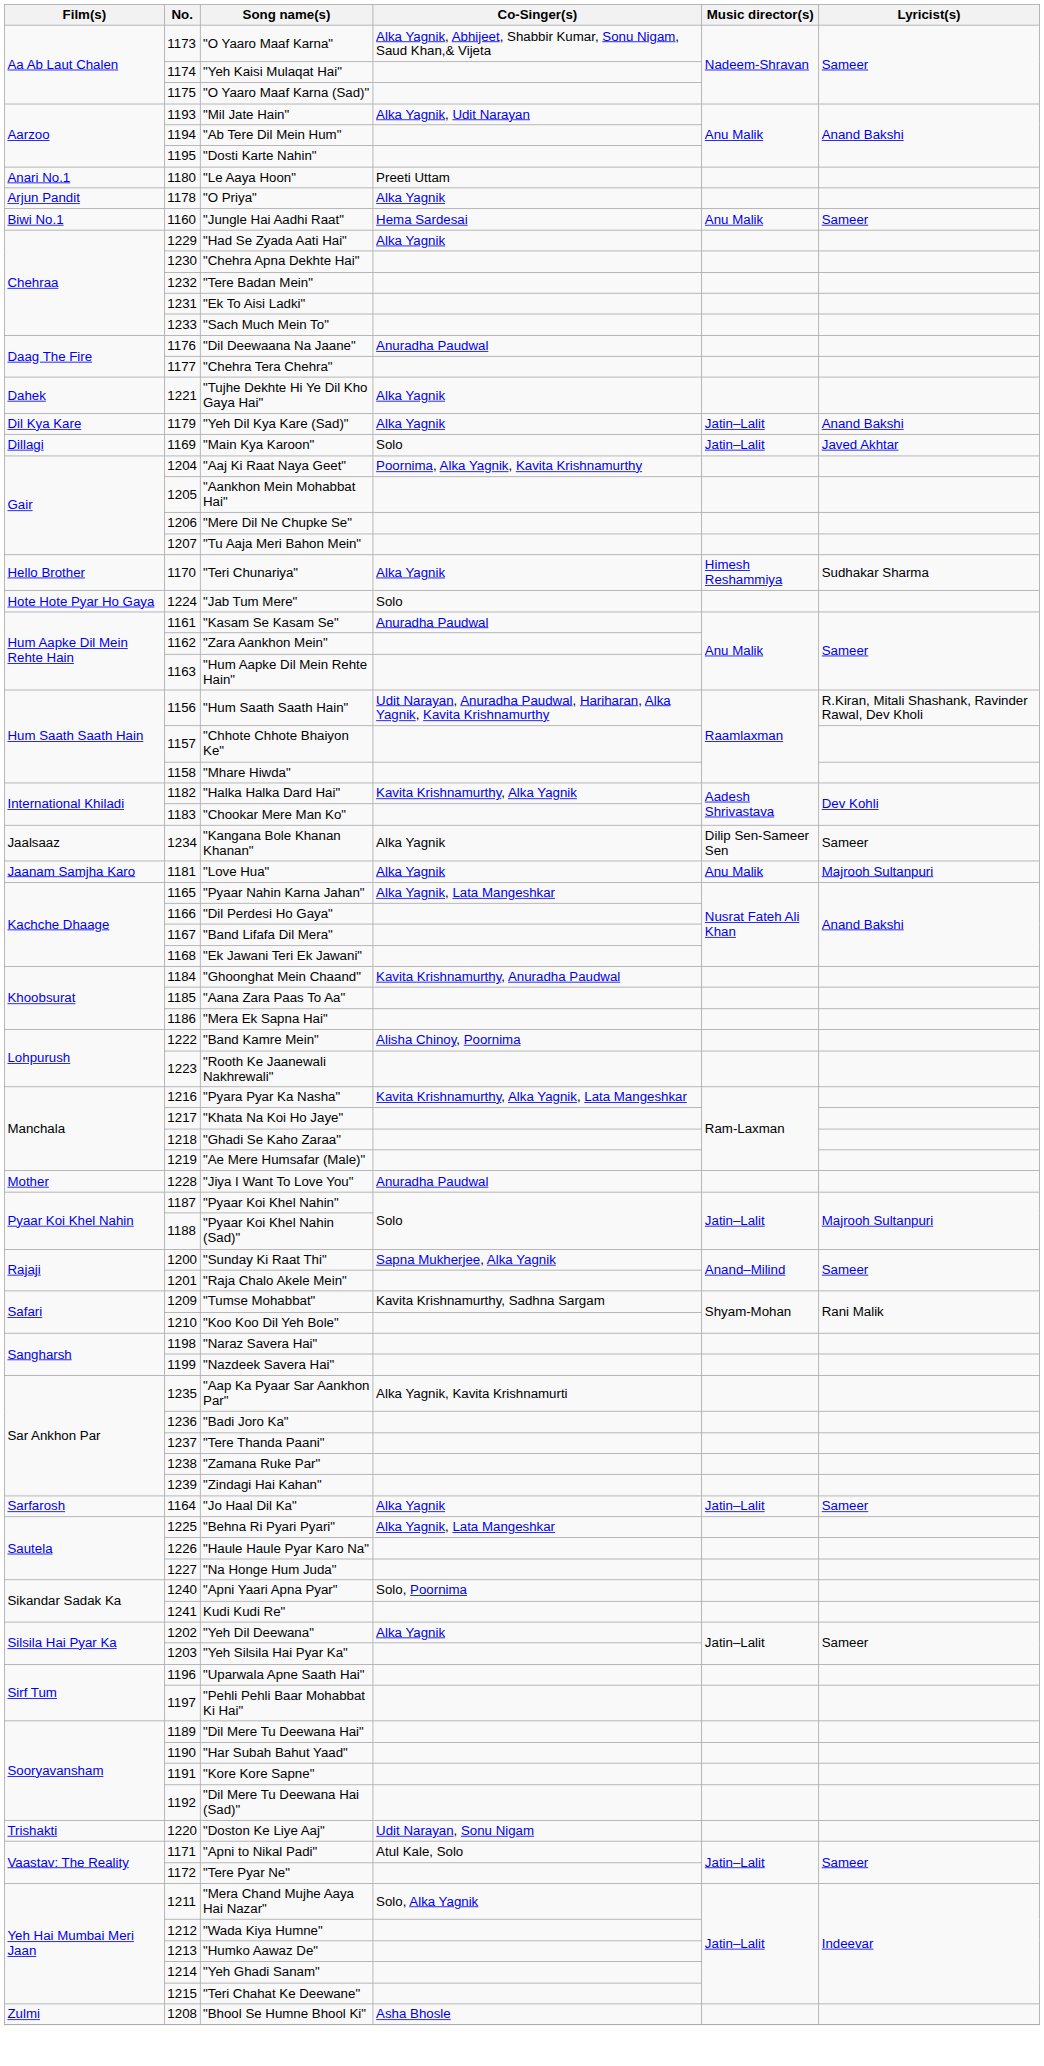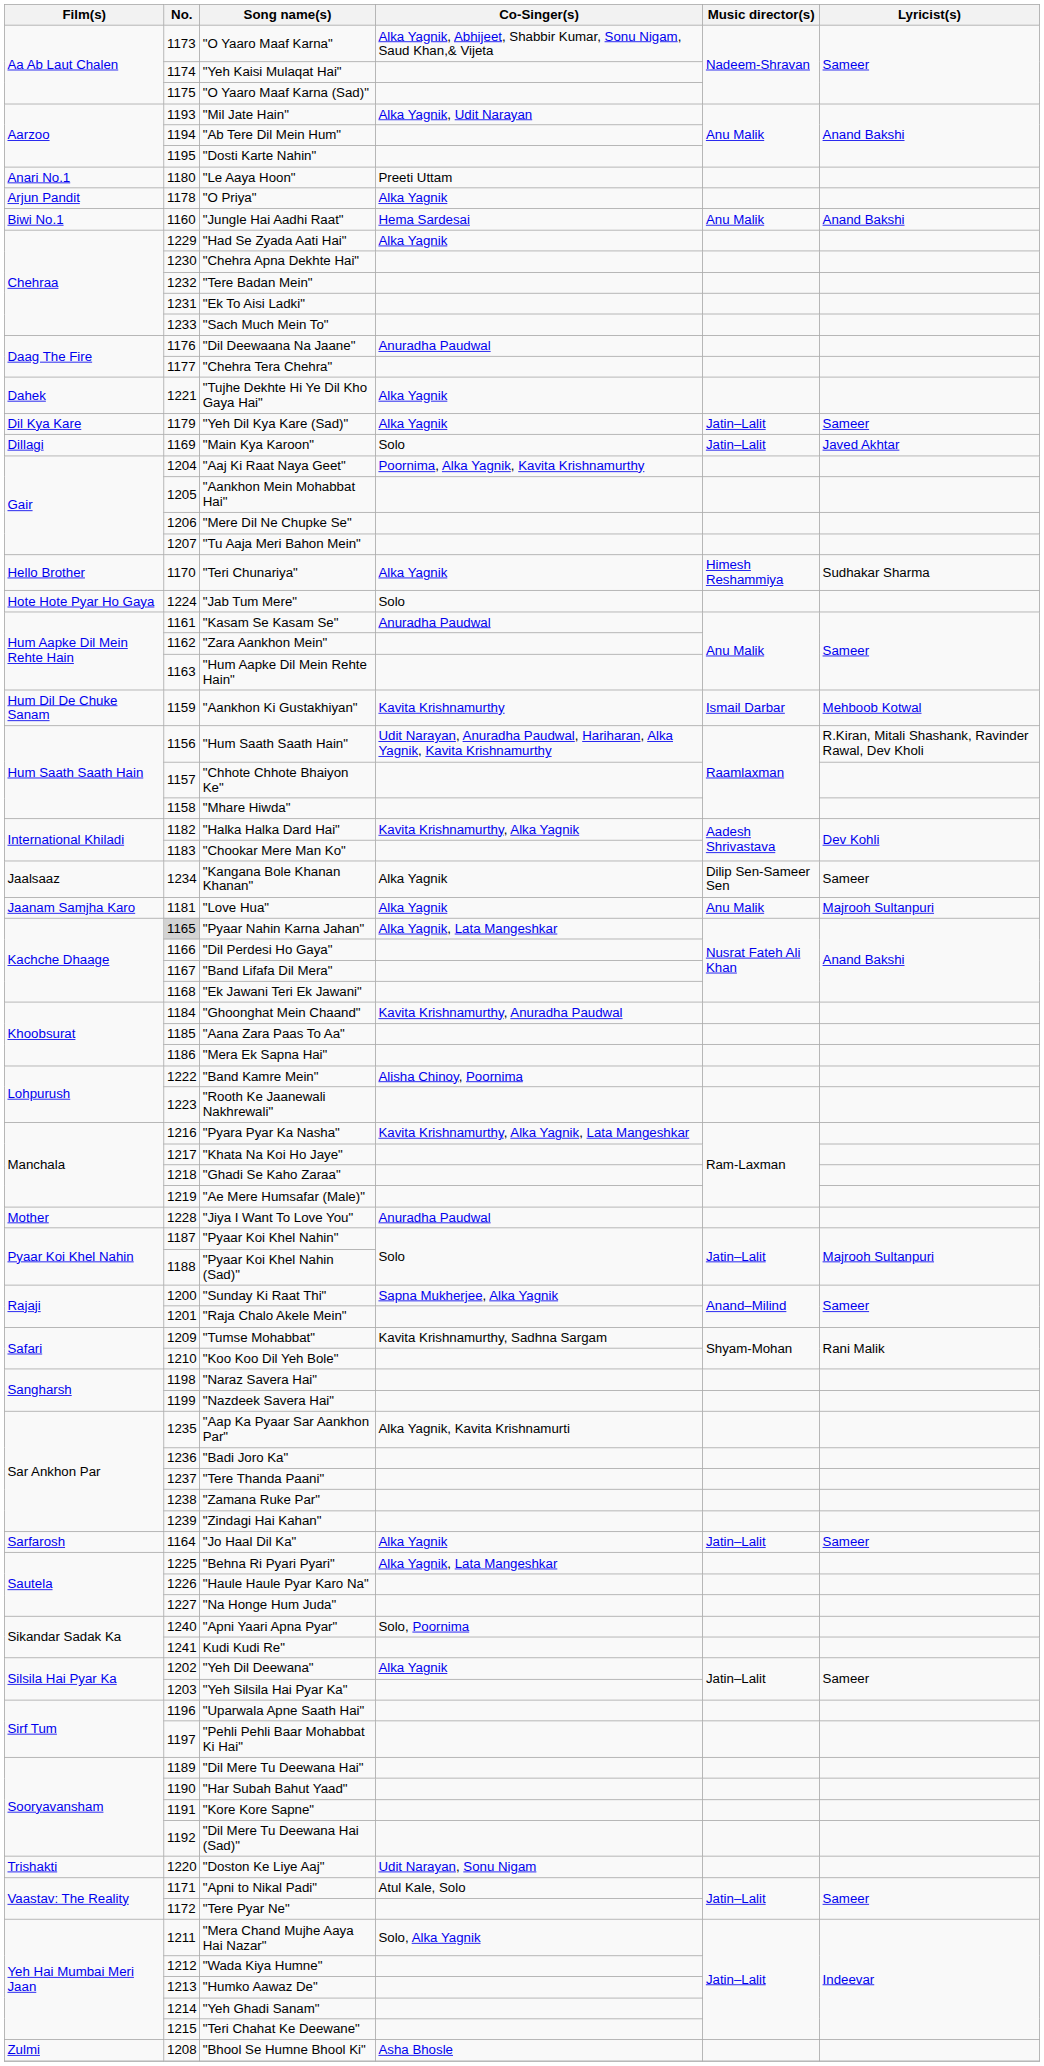(845, 219) Sameer -> (864, 219) Anand Bakshi
(863, 424) Anand Bakshi -> (846, 424) Sameer
+ row: (280, 707)
(182, 892) no background -> (181, 928) lightgrey background
